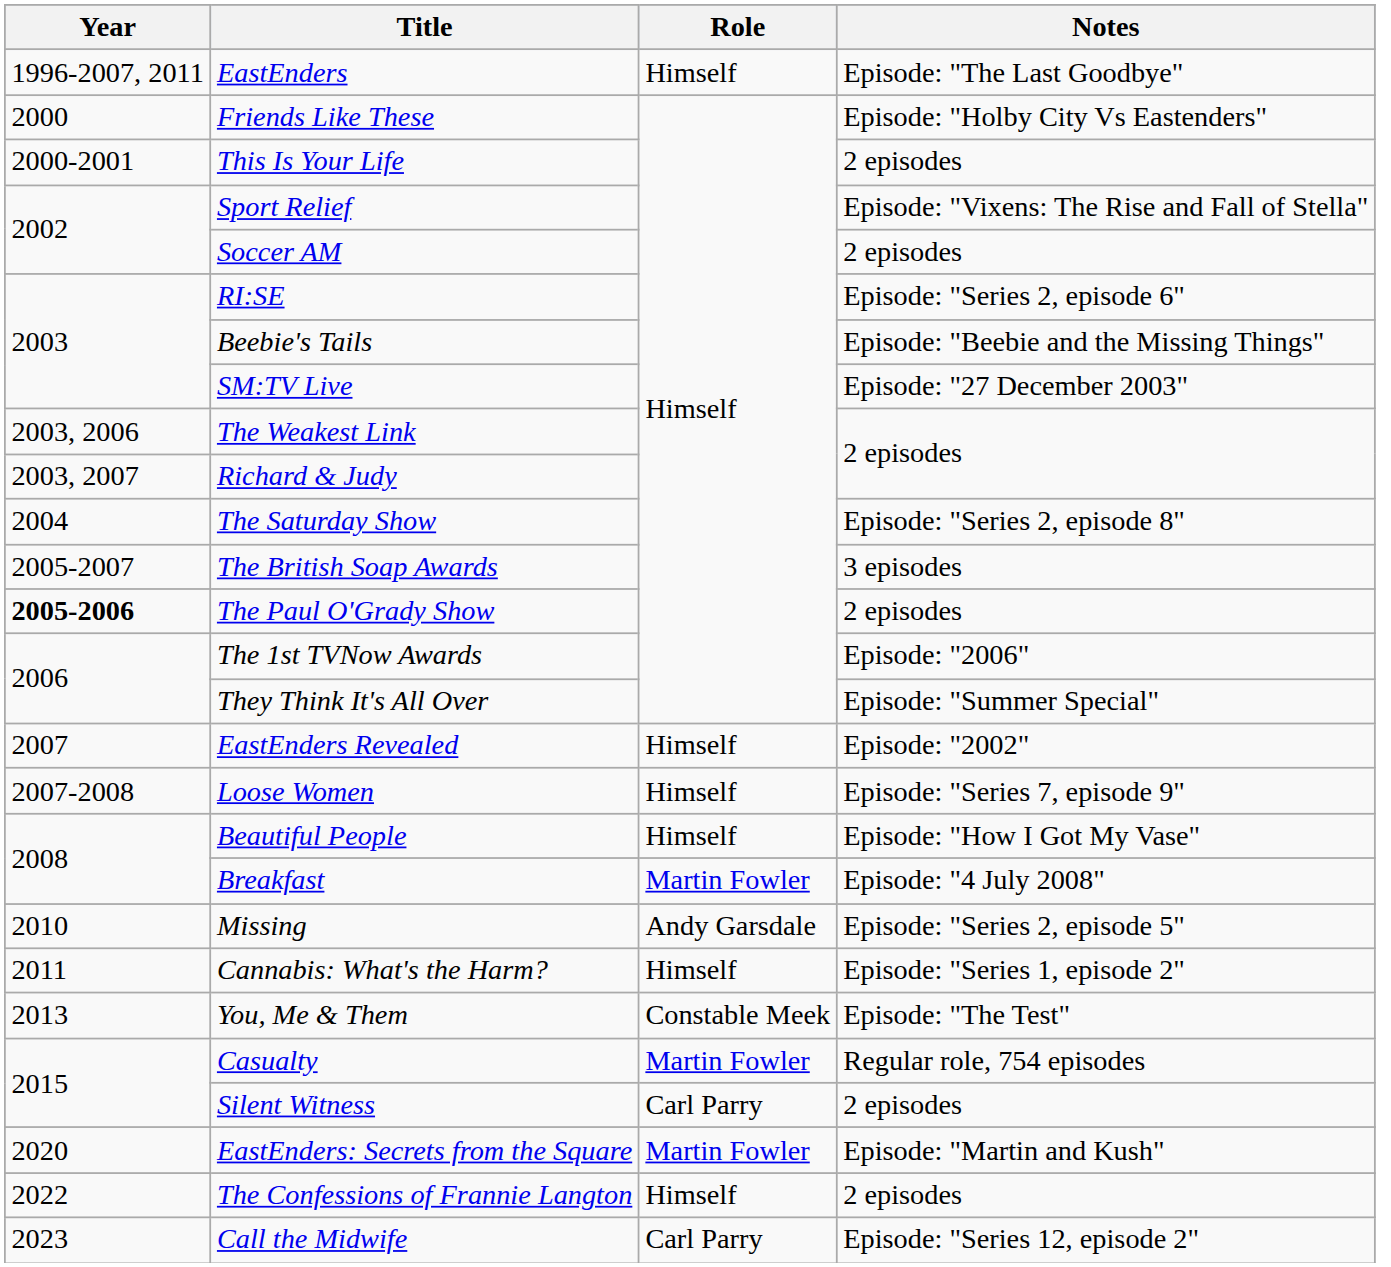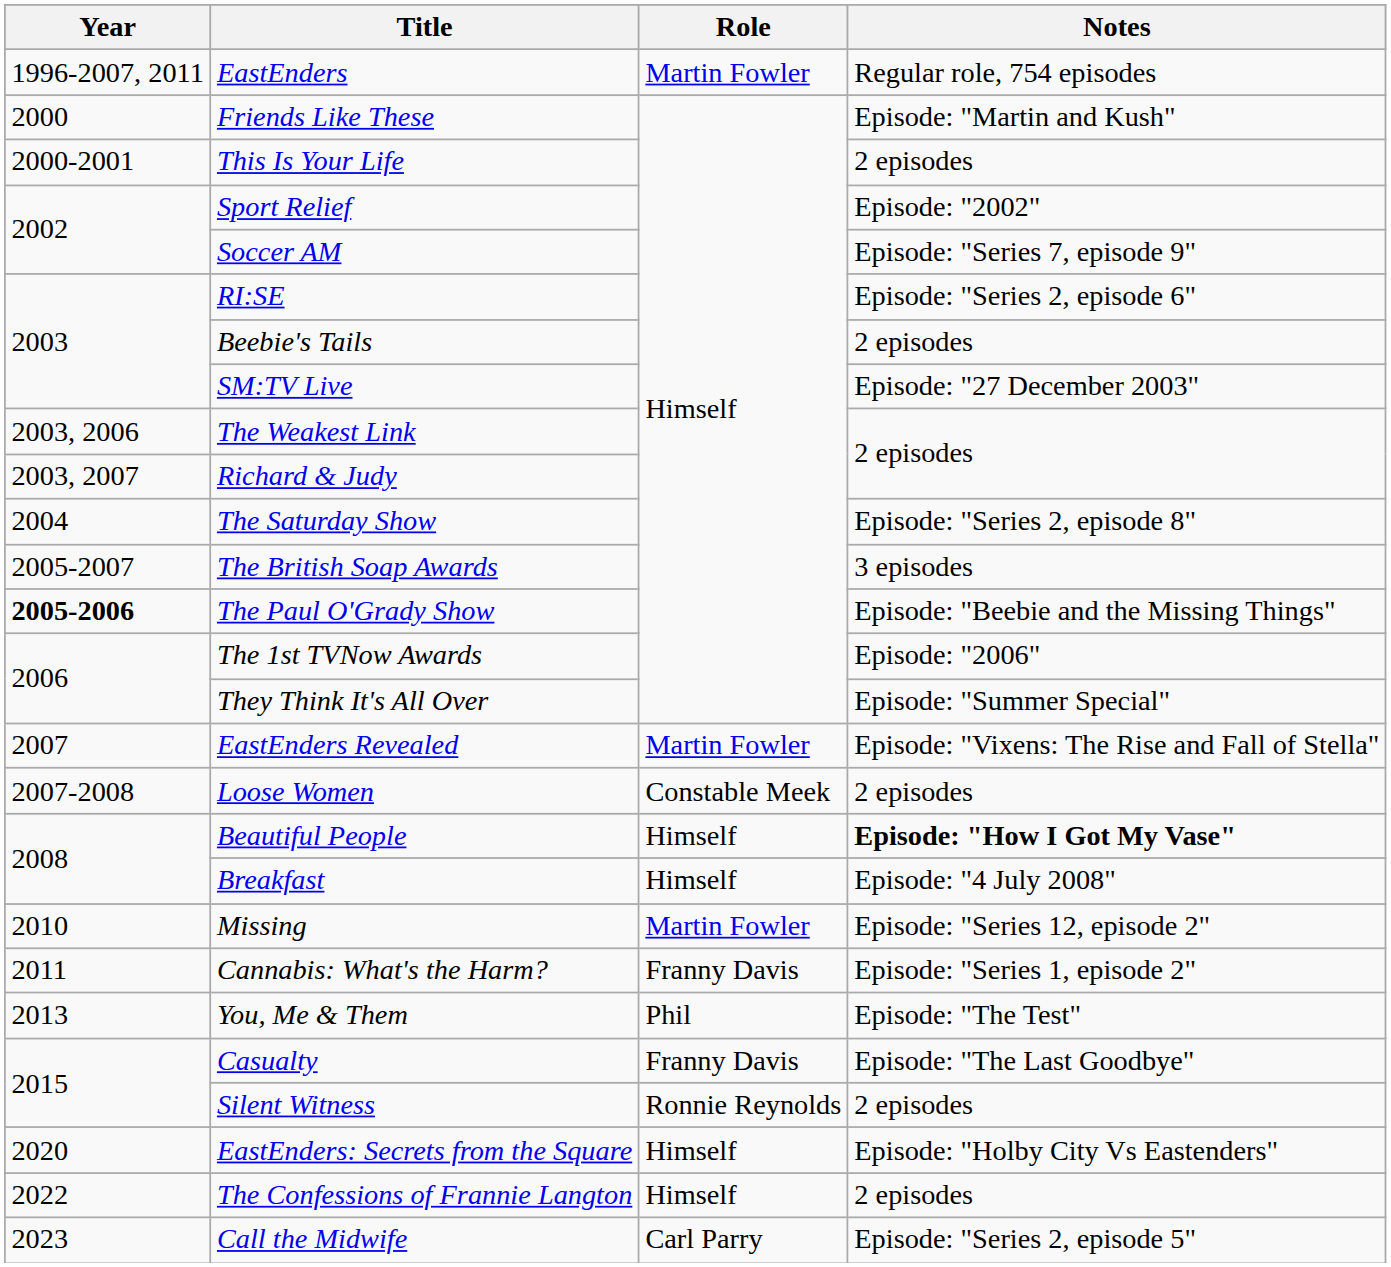(691, 71) Himself -> (728, 71) Martin Fowler
(1013, 71) Episode: "The Last Goodbye" -> (1005, 71) Regular role, 754 episodes
(1055, 116) Episode: "Holby City Vs Eastenders" -> (1015, 116) Episode: "Martin and Kush"
(1106, 206) Episode: "Vixens: The Rise and Fall of Stella" -> (947, 206) Episode: "2002"
(903, 251) 2 episodes -> (1025, 251) Episode: "Series 7, episode 9"
(1084, 341) Episode: "Beebie and the Missing Things" -> (914, 341) 2 episodes
(903, 610) 2 episodes -> (1095, 610) Episode: "Beebie and the Missing Things"
(691, 745) Himself -> (728, 745) Martin Fowler
(936, 745) Episode: "2002" -> (1117, 745) Episode: "Vixens: The Rise and Fall of Stella"
(691, 790) Himself -> (738, 790) Constable Meek
(1014, 790) Episode: "Series 7, episode 9" -> (914, 790) 2 episodes
(1022, 835) normal -> (1045, 835) bold
(728, 880) Martin Fowler -> (691, 880) Himself
(731, 925) Andy Garsdale -> (728, 925) Martin Fowler
(1014, 925) Episode: "Series 2, episode 5" -> (1032, 925) Episode: "Series 12, episode 2"
(691, 970) Himself -> (722, 970) Franny Davis
(738, 1015) Constable Meek -> (668, 1015) Phil
(728, 1059) Martin Fowler -> (722, 1059) Franny Davis
(994, 1059) Regular role, 754 episodes -> (1024, 1059) Episode: "The Last Goodbye"
(704, 1104) Carl Parry -> (743, 1104) Ronnie Reynolds
(728, 1149) Martin Fowler -> (691, 1149) Himself
(1004, 1149) Episode: "Martin and Kush" -> (1066, 1149) Episode: "Holby City Vs Eastenders"
(1021, 1239) Episode: "Series 12, episode 2" -> (1025, 1239) Episode: "Series 2, episode 5"
